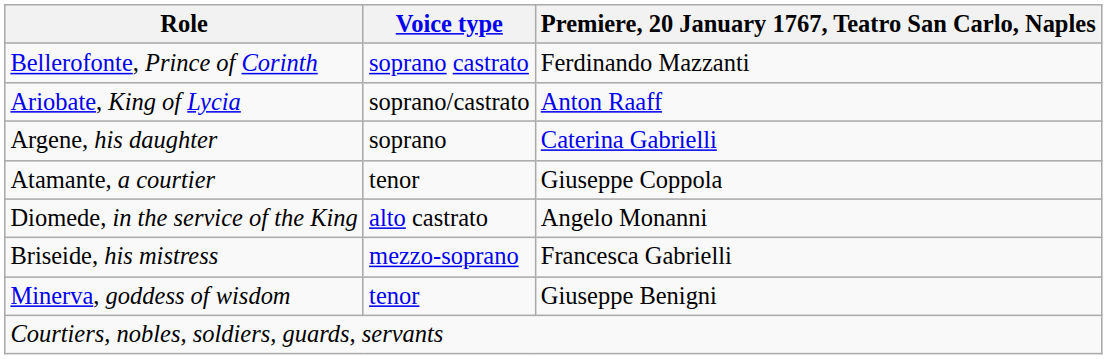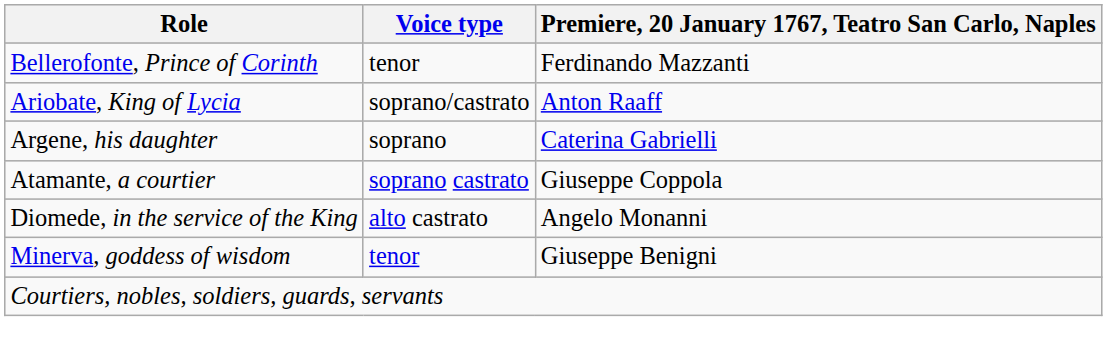(449, 62) soprano castrato -> (394, 62) tenor
(394, 179) tenor -> (449, 179) soprano castrato
- row: (114, 256)
